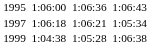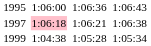(49, 23) no background -> (49, 23) pink background
(130, 23) 1:05:34 -> (130, 23) 1:06:38
(130, 38) 1:06:38 -> (130, 38) 1:05:34
